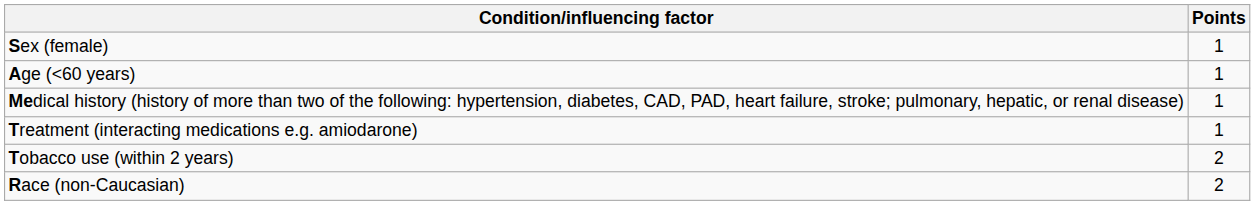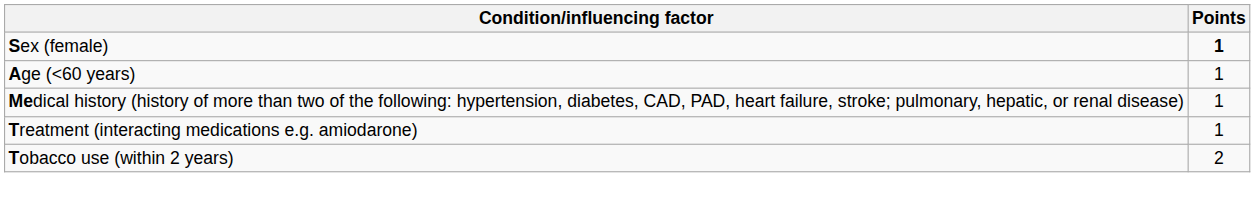(1219, 46) normal -> (1219, 46) bold
- row: (97, 185)
